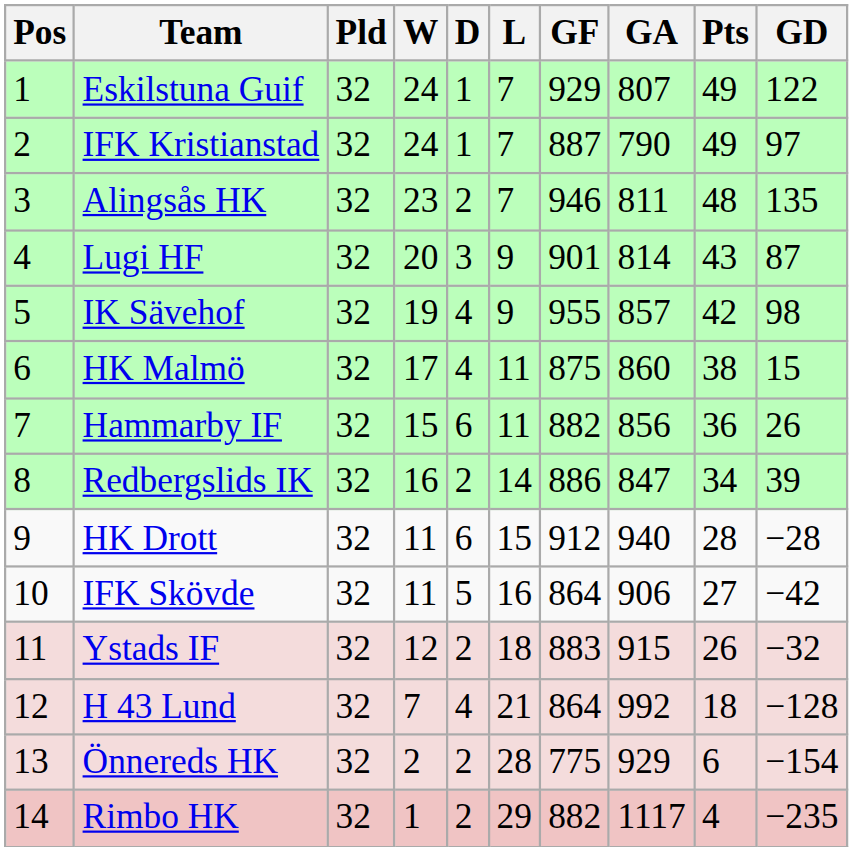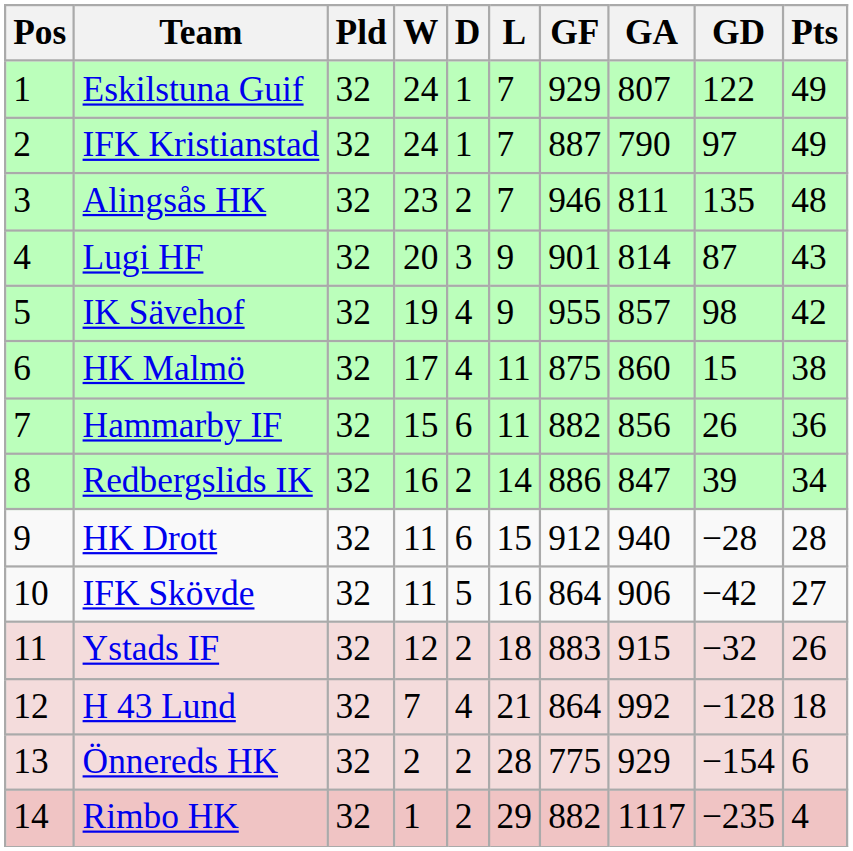columns swapped: (802, 32) <-> (725, 32)
